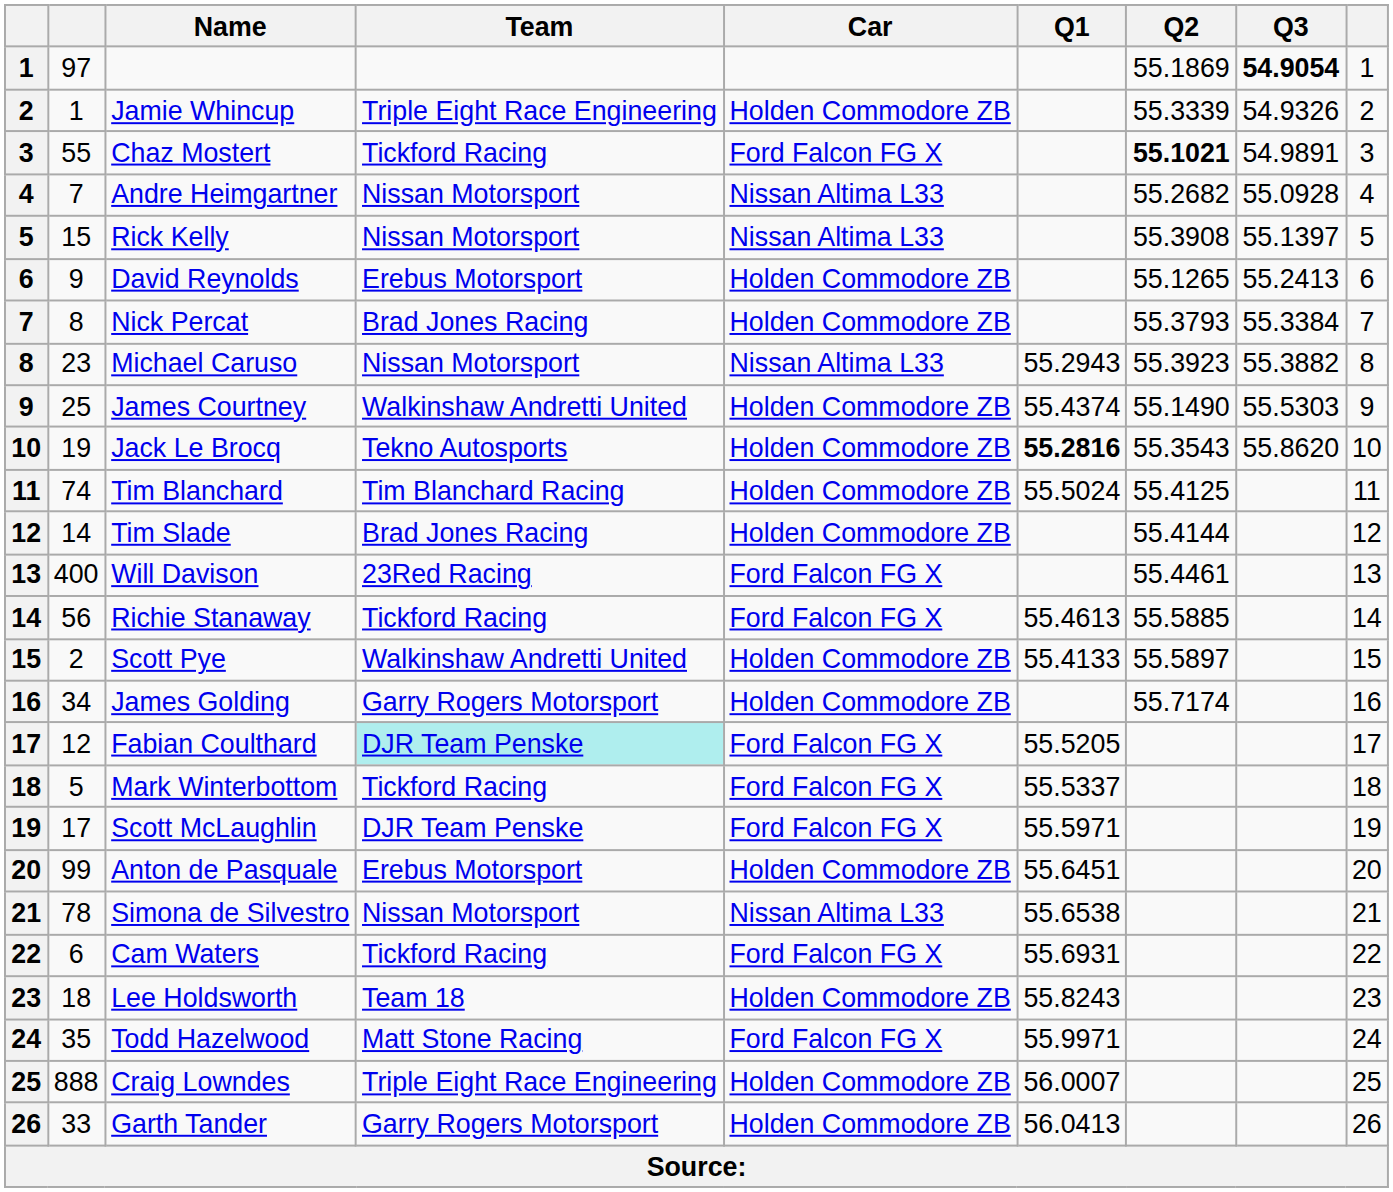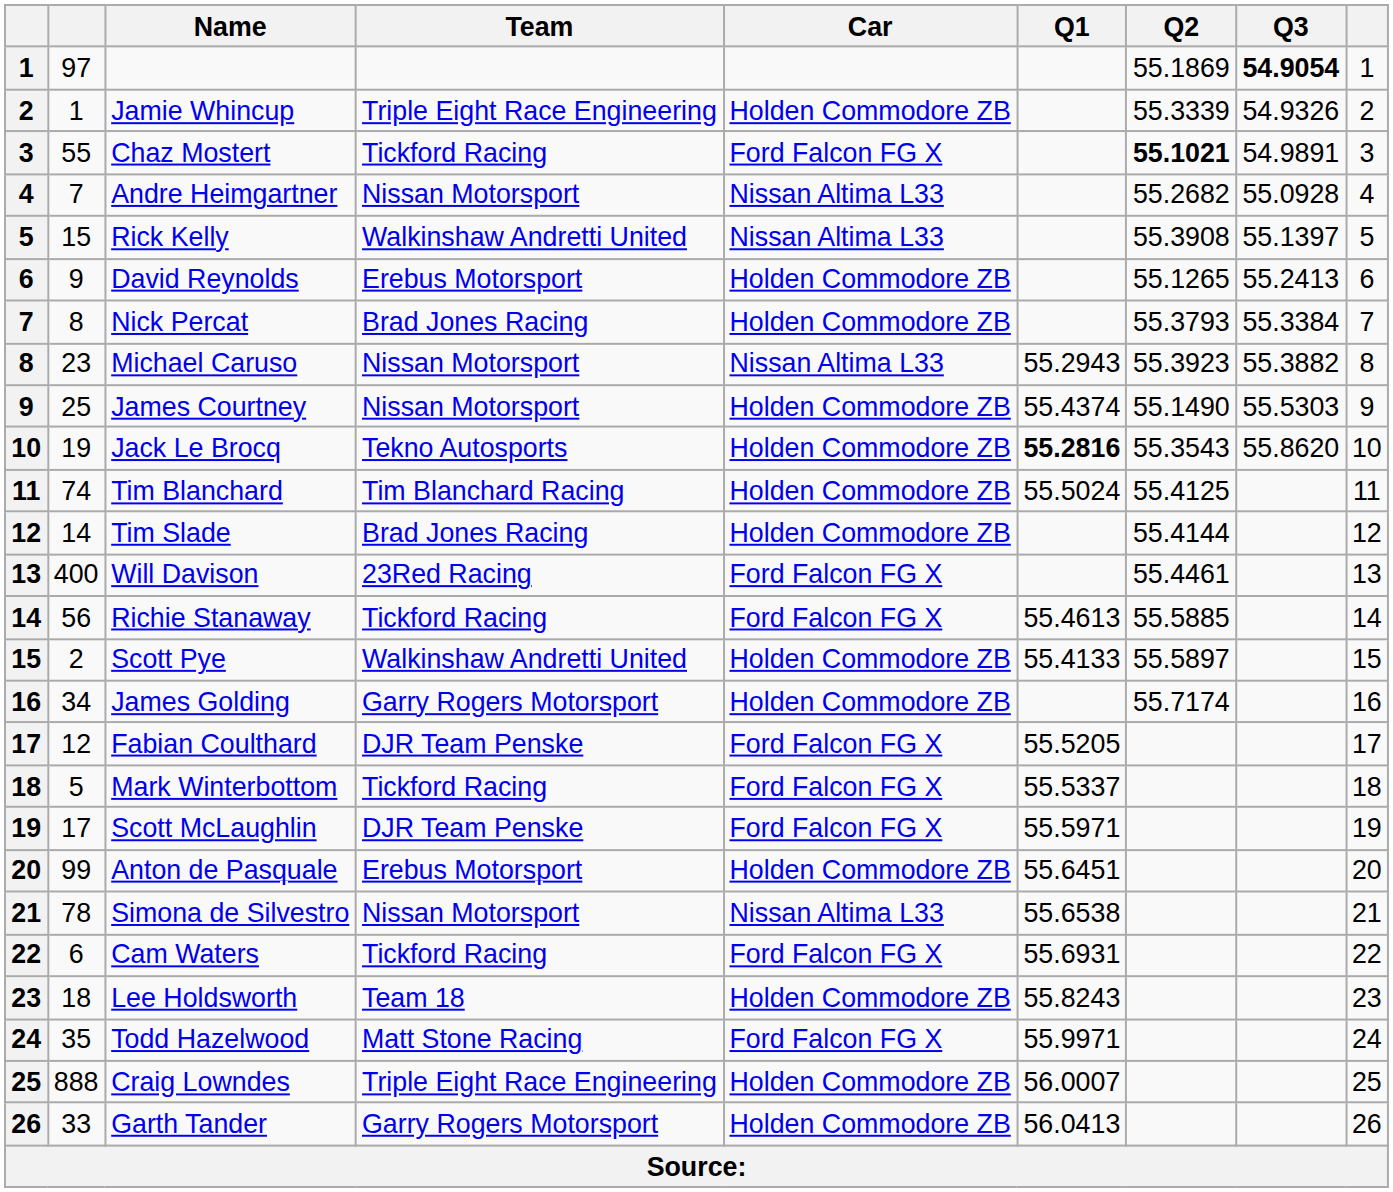(471, 237) Nissan Motorsport -> (525, 237) Walkinshaw Andretti United
(525, 406) Walkinshaw Andretti United -> (471, 406) Nissan Motorsport
(473, 744) paleturquoise background -> (473, 744) no background
